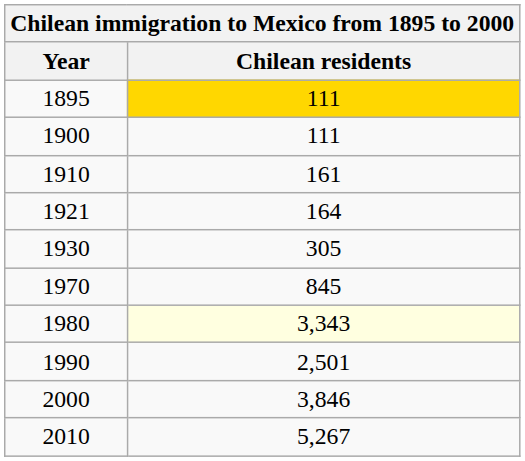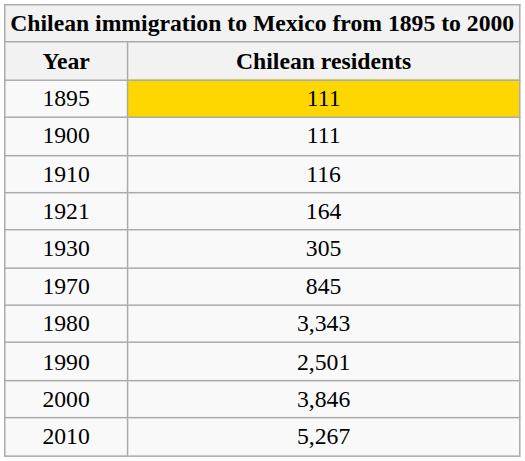(324, 173) 161 -> (324, 173) 116
(324, 323) lightyellow background -> (324, 323) no background
